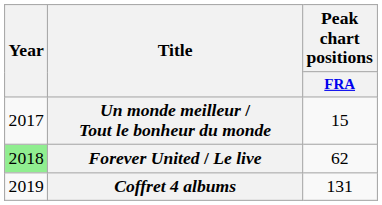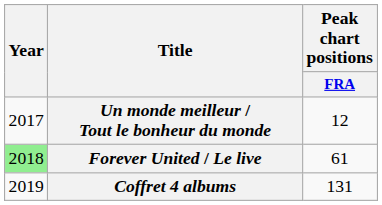(340, 120) 15 -> (340, 120) 12
(340, 158) 62 -> (340, 158) 61
